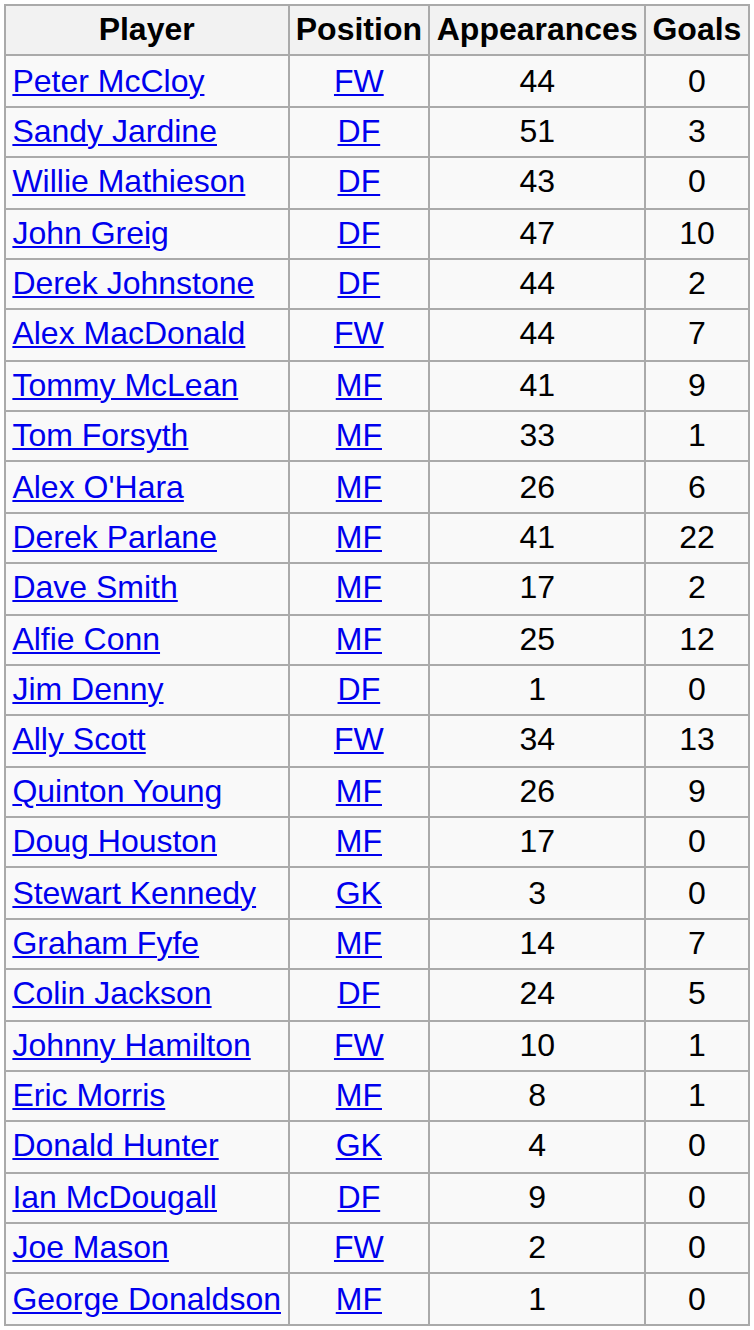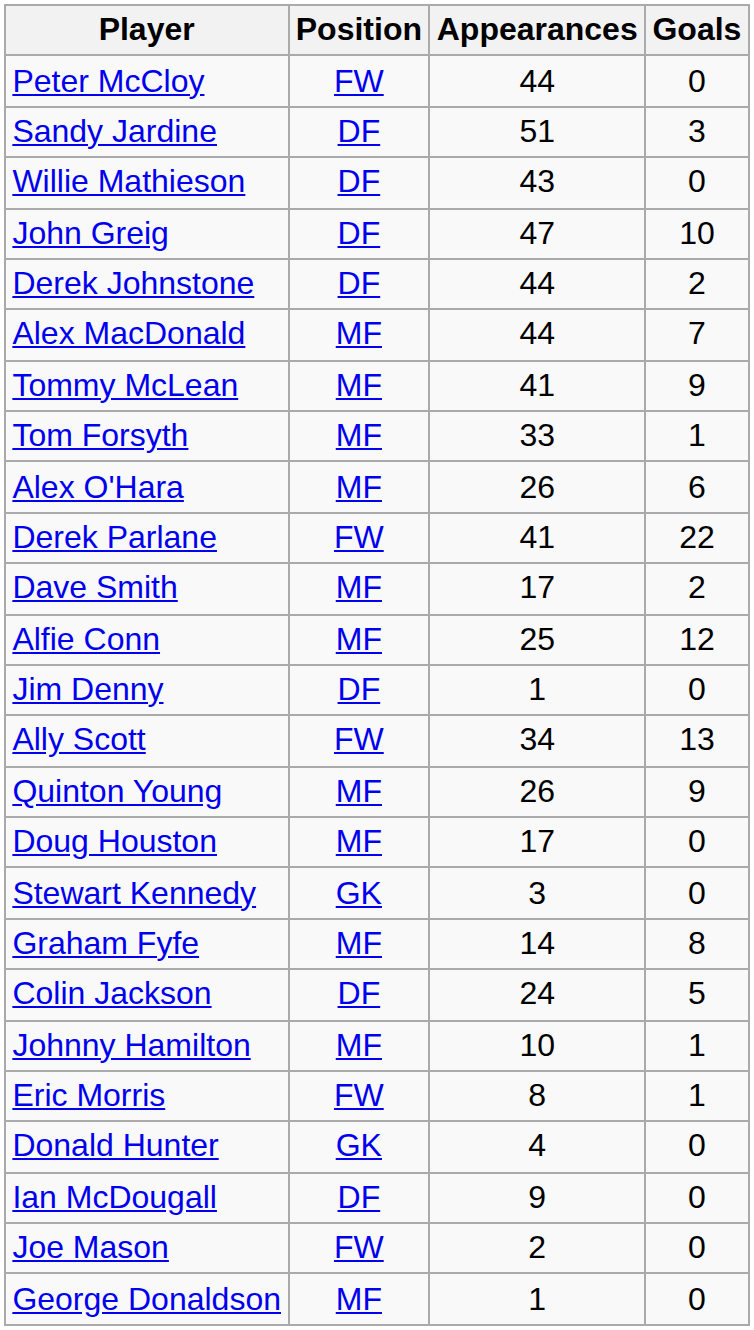(359, 334) FW -> (359, 334) MF
(359, 537) MF -> (359, 537) FW
(697, 943) 7 -> (697, 943) 8
(359, 1044) FW -> (359, 1044) MF
(359, 1095) MF -> (359, 1095) FW
